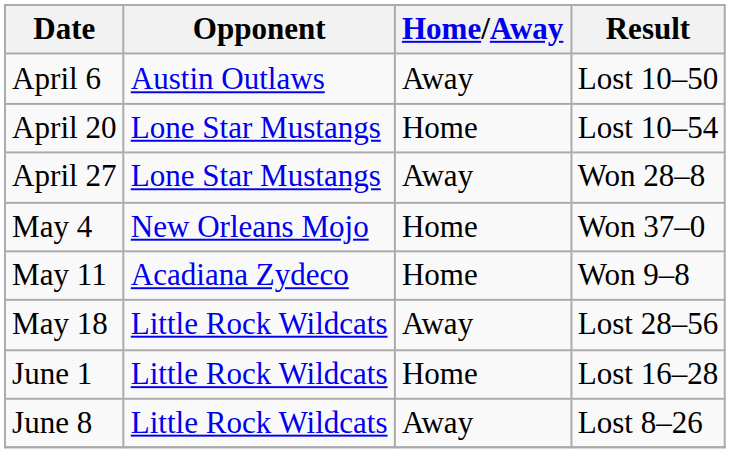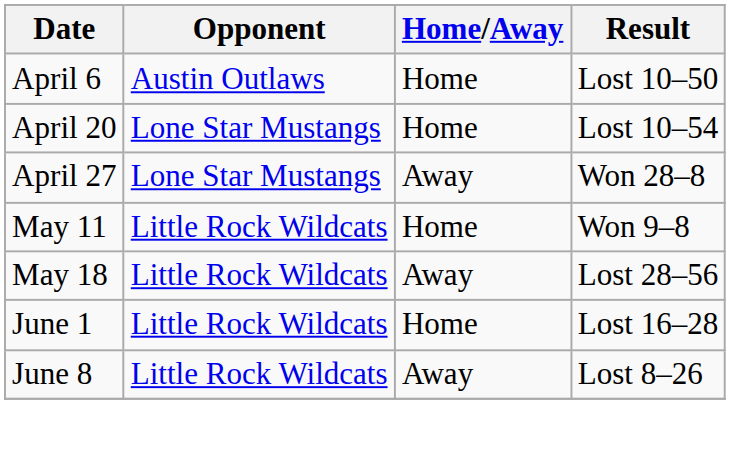(438, 78) Away -> (440, 78) Home
- row: (52, 226)
(240, 275) Acadiana Zydeco -> (259, 226) Little Rock Wildcats
